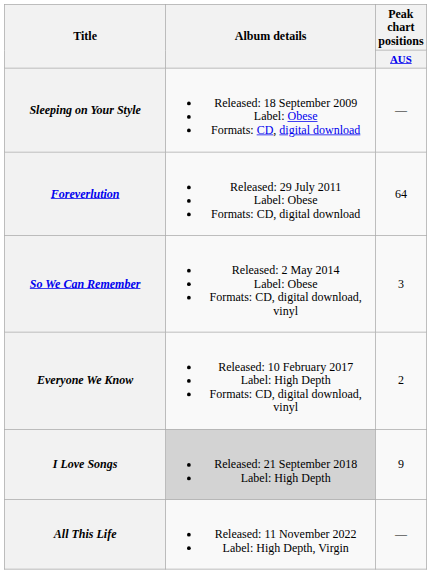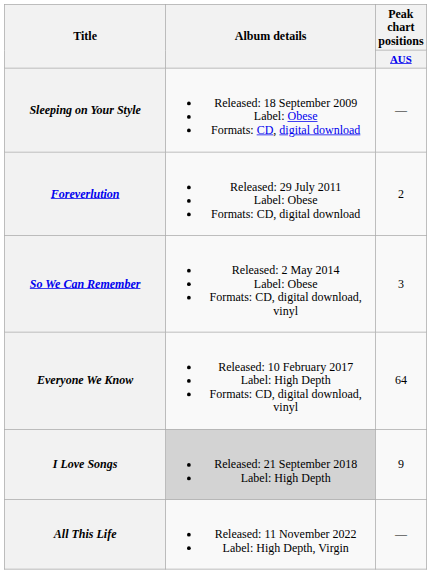(401, 193) 64 -> (401, 193) 2
(401, 380) 2 -> (401, 380) 64
